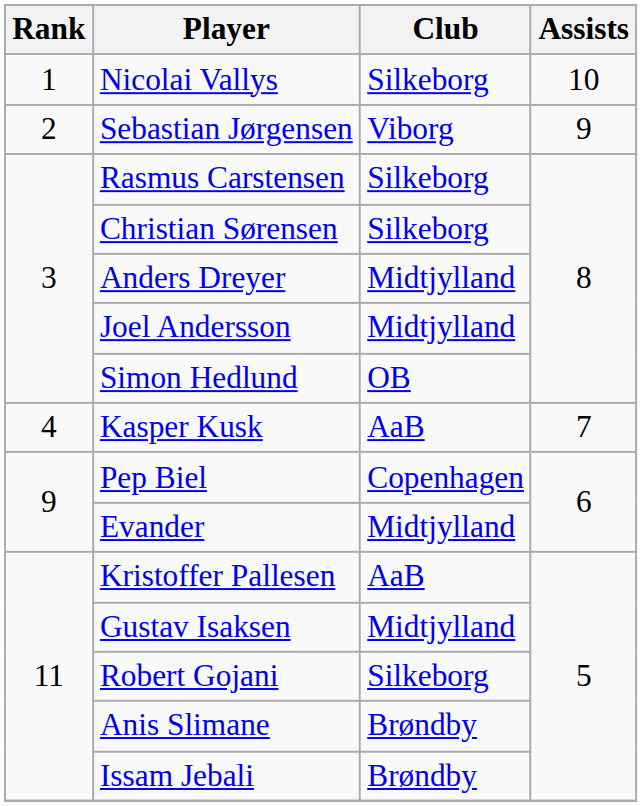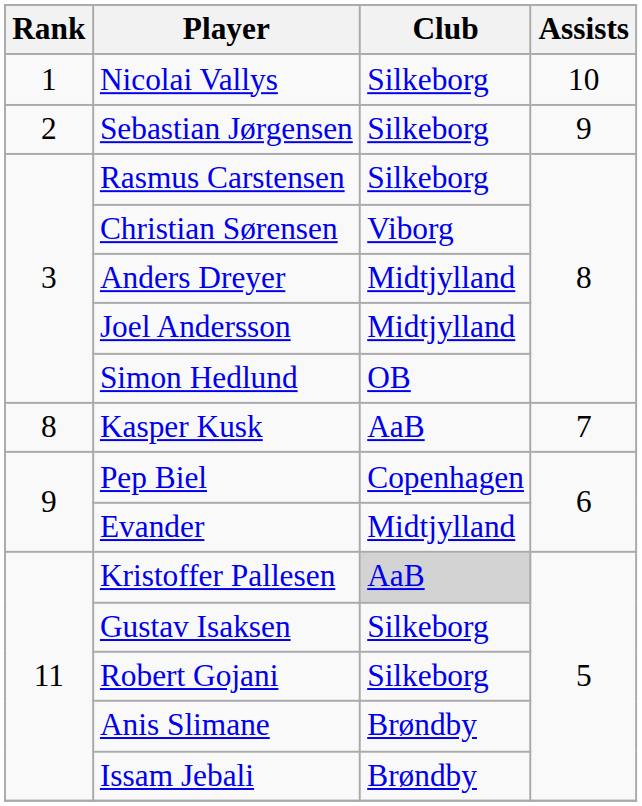(410, 128) Viborg -> (428, 128) Silkeborg
(428, 228) Silkeborg -> (410, 228) Viborg
(49, 427) 4 -> (49, 427) 8
(396, 576) no background -> (396, 576) lightgrey background
(441, 626) Midtjylland -> (428, 626) Silkeborg
